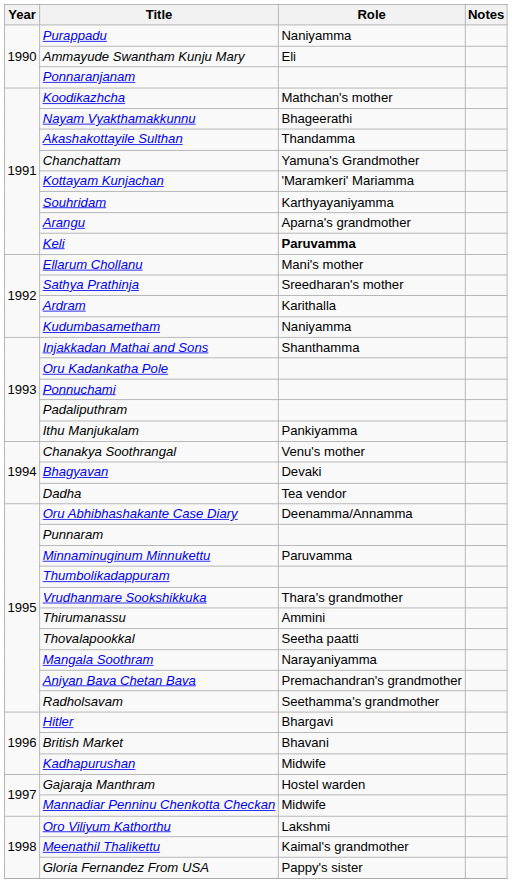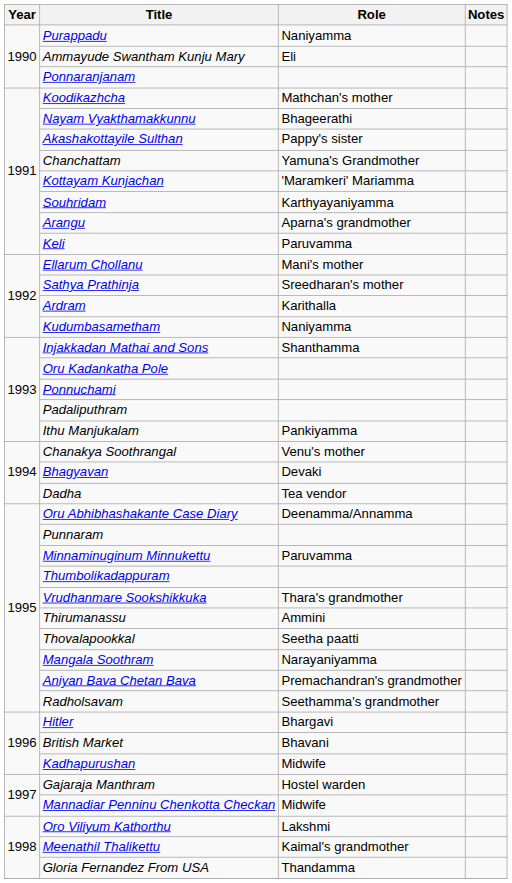(318, 139) Thandamma -> (322, 139) Pappy's sister
(319, 243) bold -> (317, 243) normal
(322, 868) Pappy's sister -> (318, 868) Thandamma
